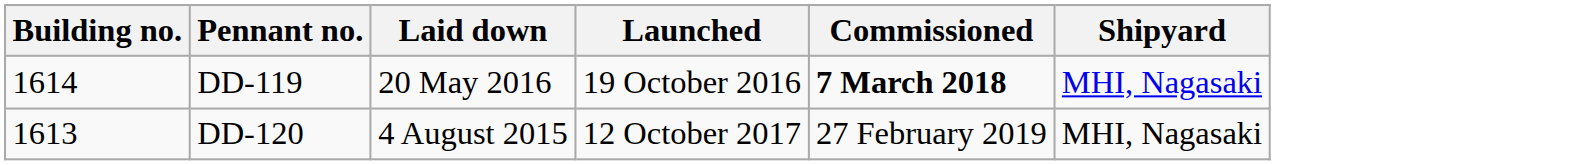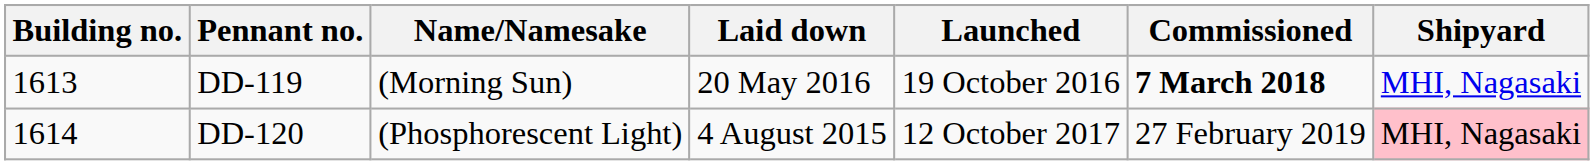+ column: (530, 30)
(45, 81) 1614 -> (45, 81) 1613
(45, 133) 1613 -> (45, 133) 1614
(1162, 133) no background -> (1481, 133) pink background
